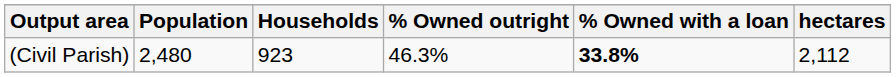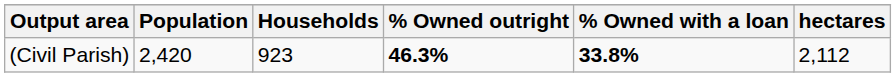(165, 54) 2,480 -> (165, 54) 2,420
(418, 54) normal -> (418, 54) bold
